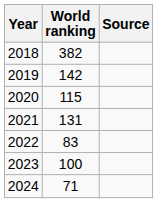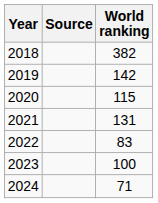columns swapped: (71, 24) <-> (126, 24)
